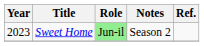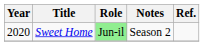(19, 31) 2023 -> (19, 31) 2020
